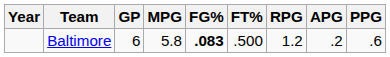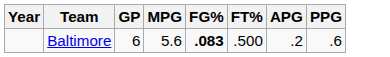- column: (286, 17)
(171, 41) 5.8 -> (171, 41) 5.6
